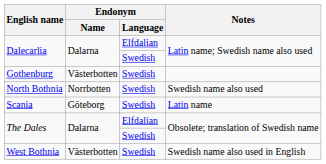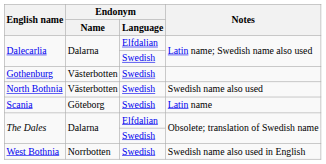(89, 89) Norrbotten -> (93, 89) Västerbotten
(93, 151) Västerbotten -> (89, 151) Norrbotten
